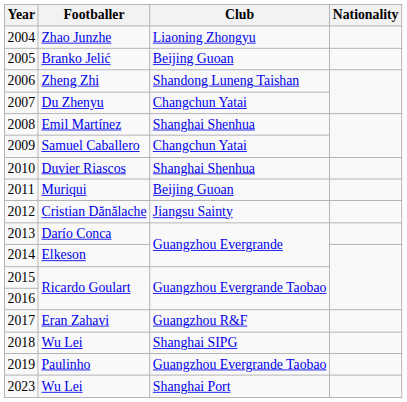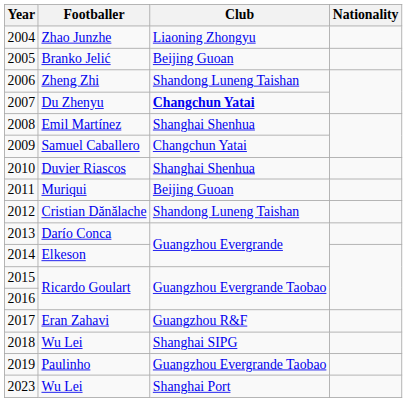(200, 102) normal -> (204, 102) bold
(193, 211) Jiangsu Sainty -> (226, 211) Shandong Luneng Taishan
